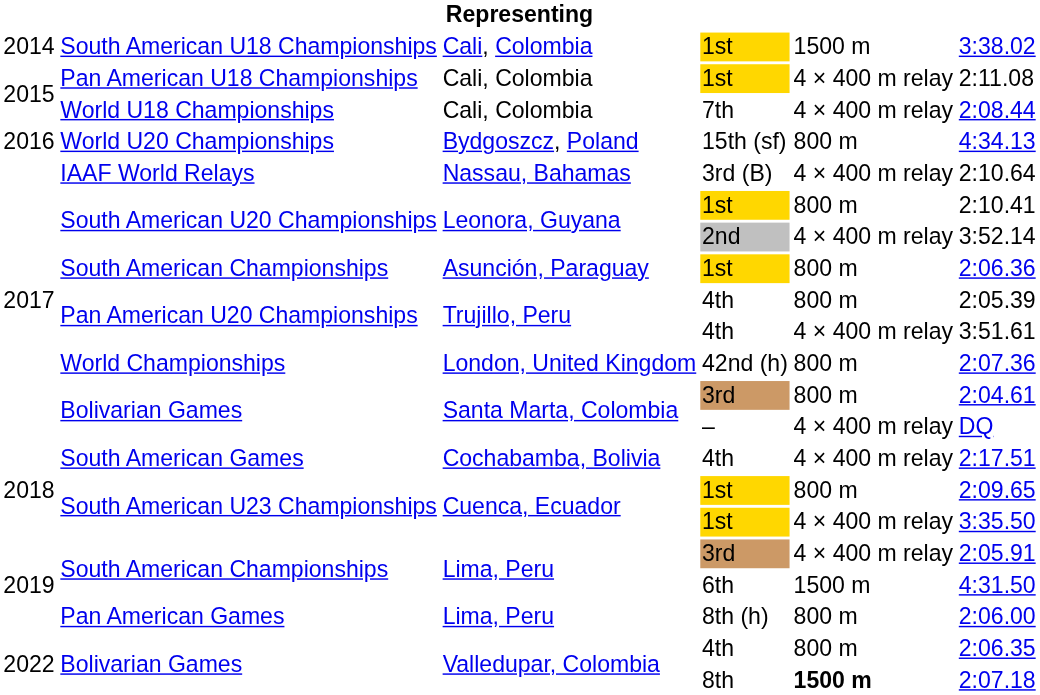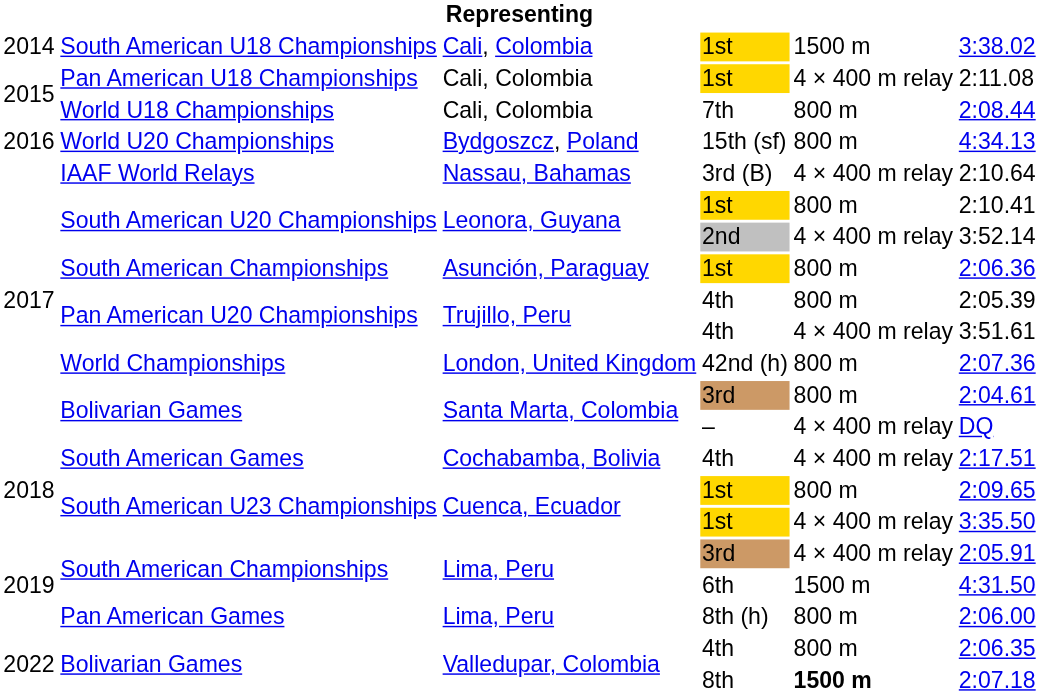(873, 110) 4 × 400 m relay -> (826, 110) 800 m
